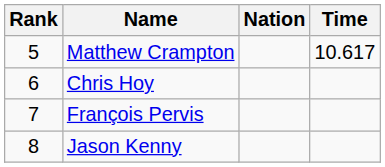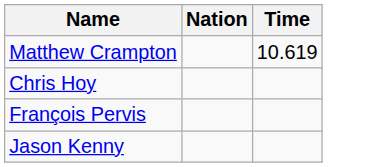- column: (33, 20)
(345, 51) 10.617 -> (287, 51) 10.619
